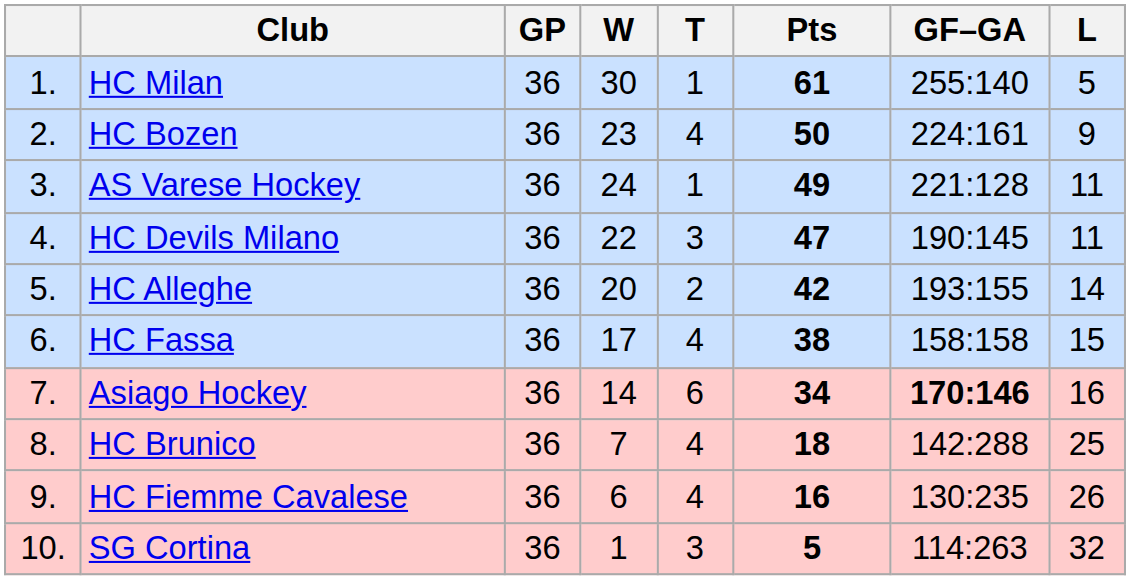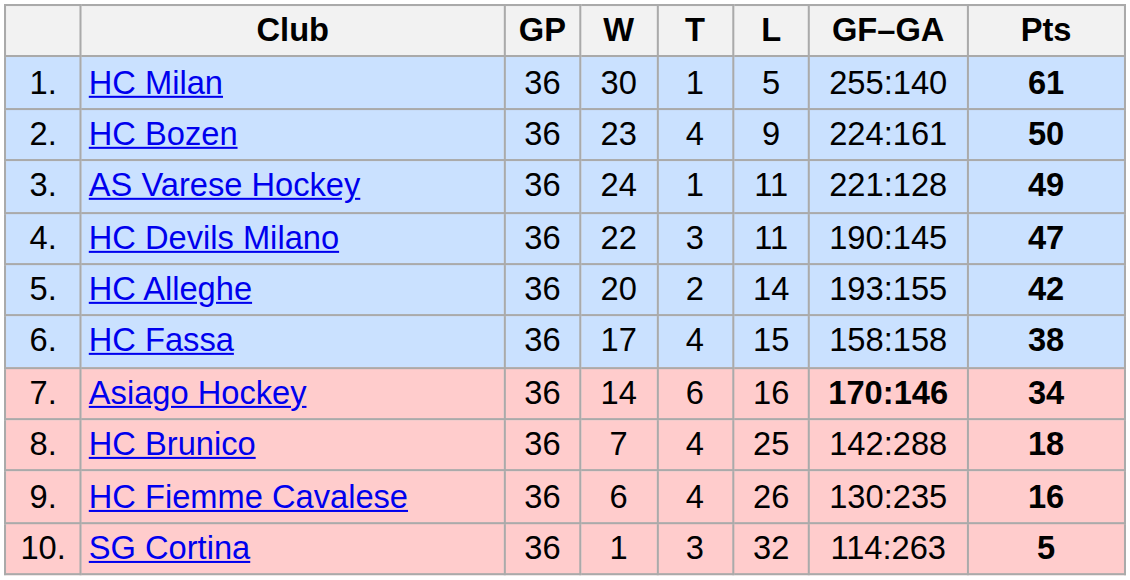columns swapped: (1087, 30) <-> (812, 30)
